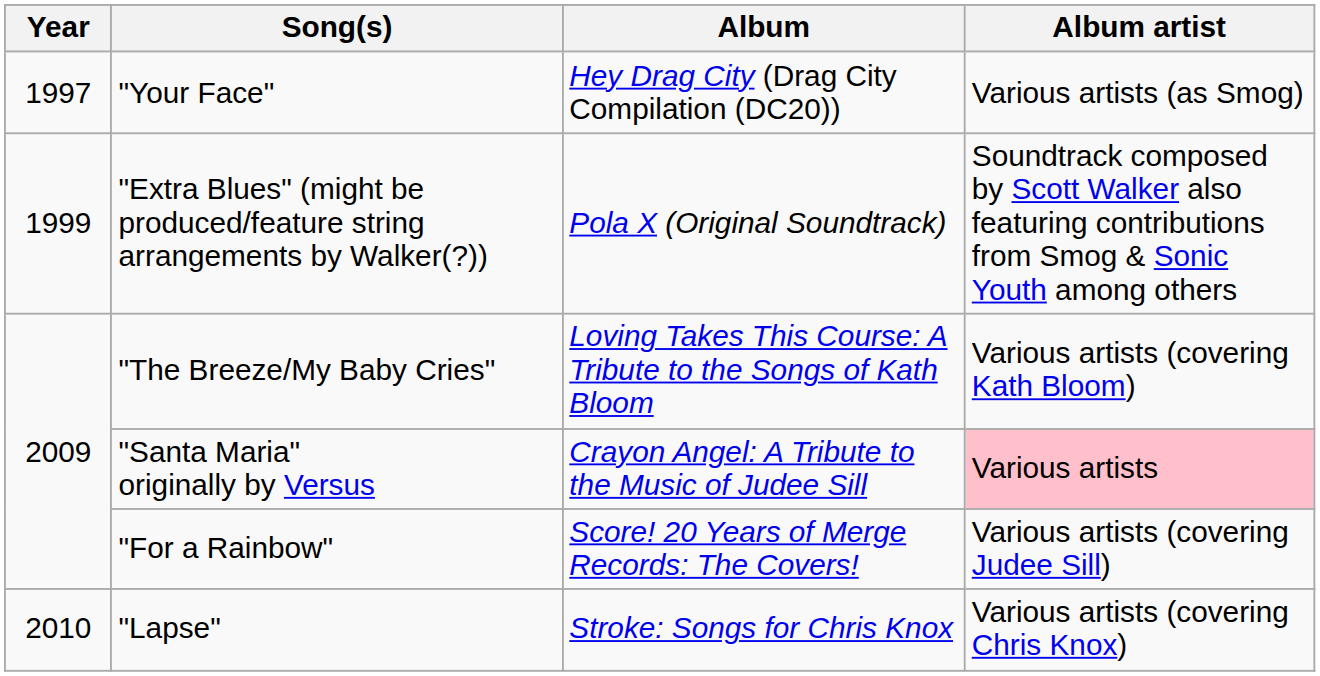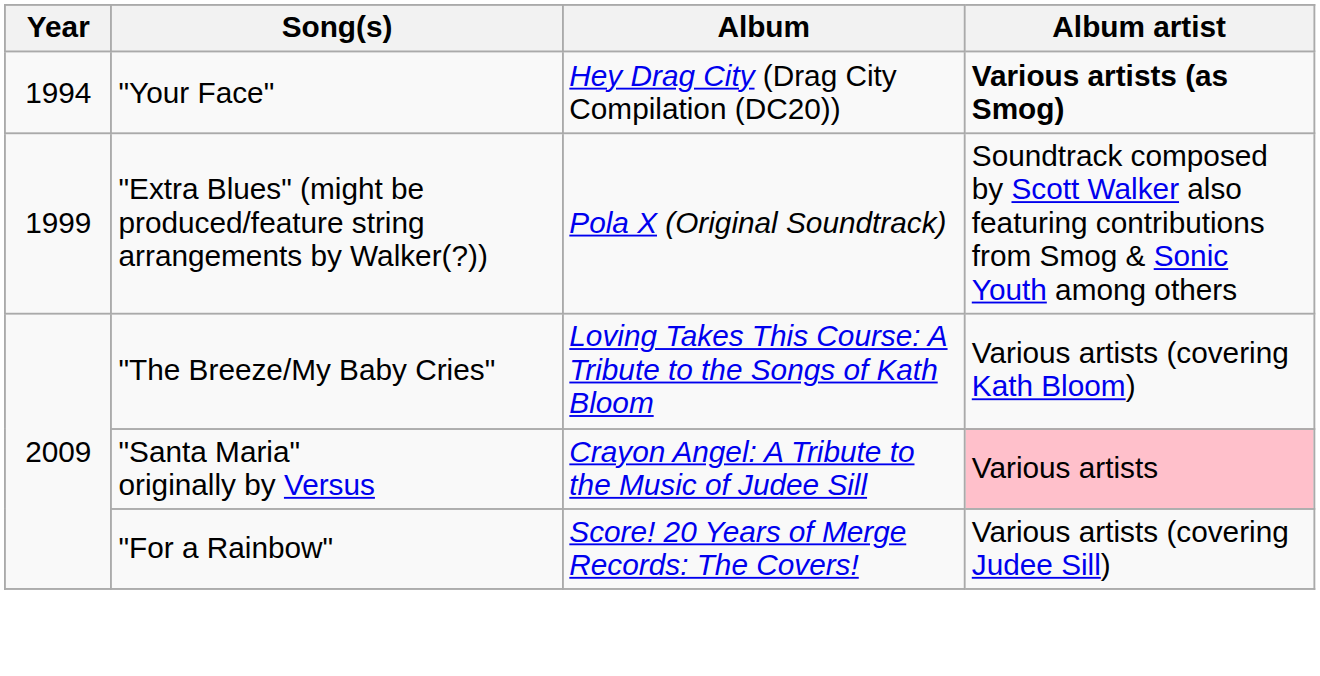(58, 92) 1997 -> (58, 92) 1994
(1138, 92) normal -> (1100, 92) bold
- row: (170, 629)
